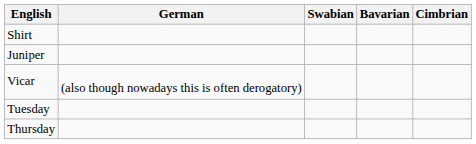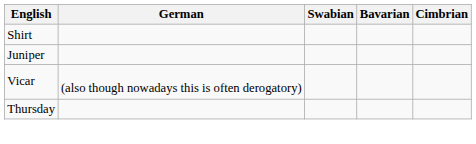- row: (28, 108)
